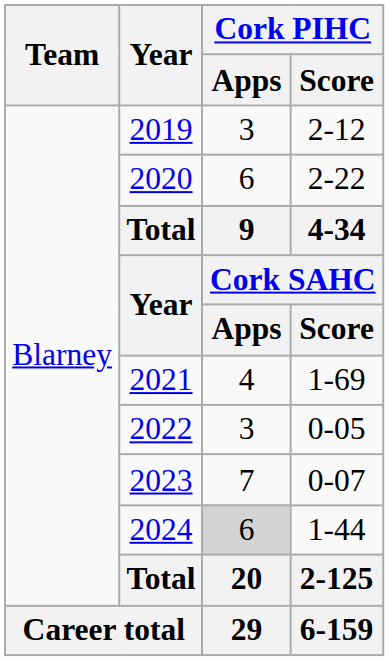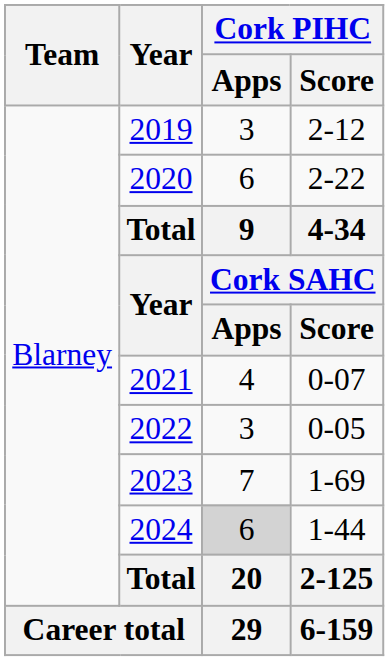(337, 379) 1-69 -> (337, 379) 0-07
(337, 479) 0-07 -> (337, 479) 1-69
